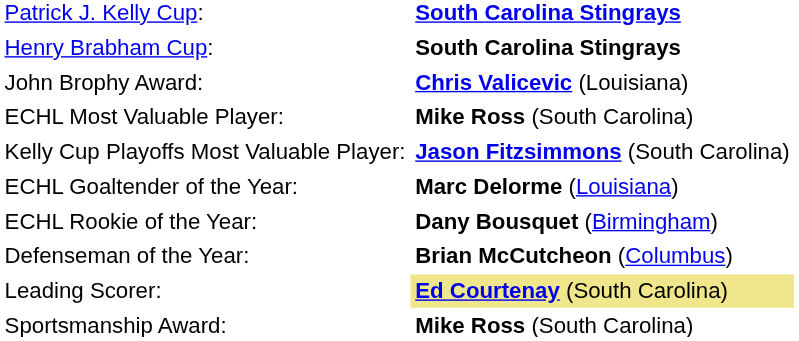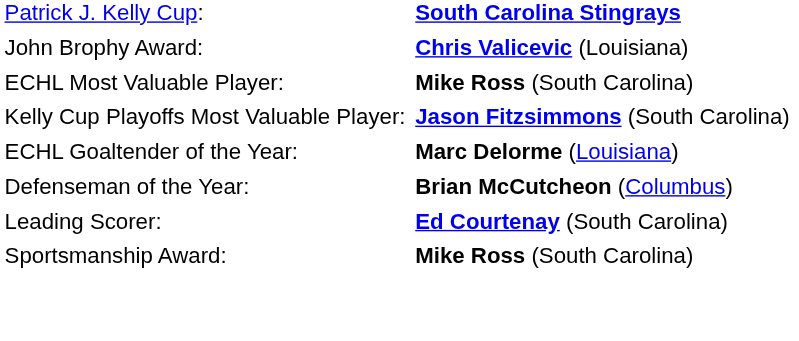- row: (109, 47)
- row: (131, 221)
(572, 290) khaki background -> (572, 221) no background
